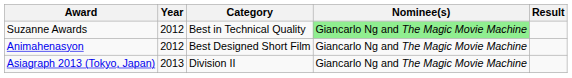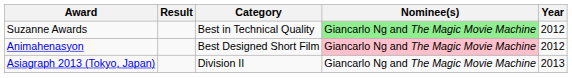columns swapped: (172, 13) <-> (548, 13)
(421, 47) no background -> (430, 47) pink background
